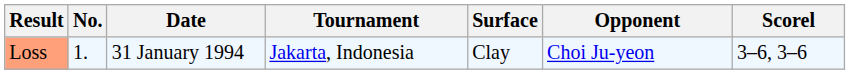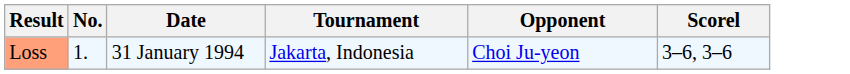- column: (505, 20)
